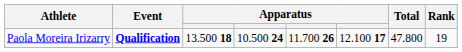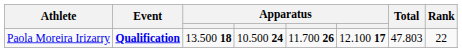(407, 38) 47.800 -> (407, 38) 47.803
(441, 38) 19 -> (441, 38) 22
